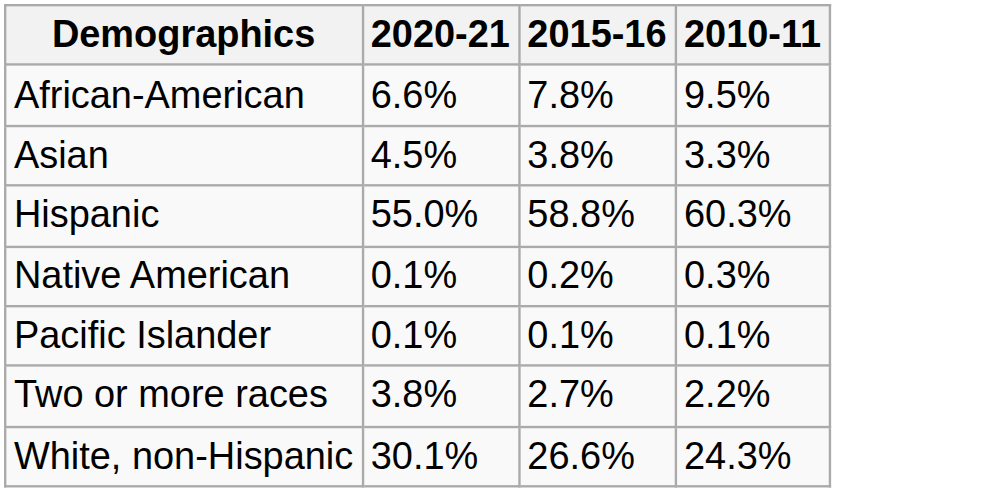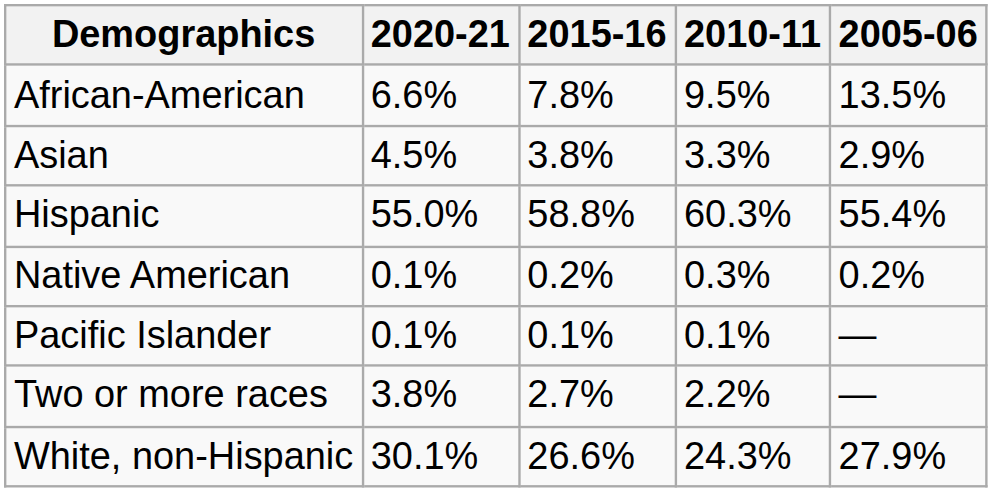+ column: (908, 34)
